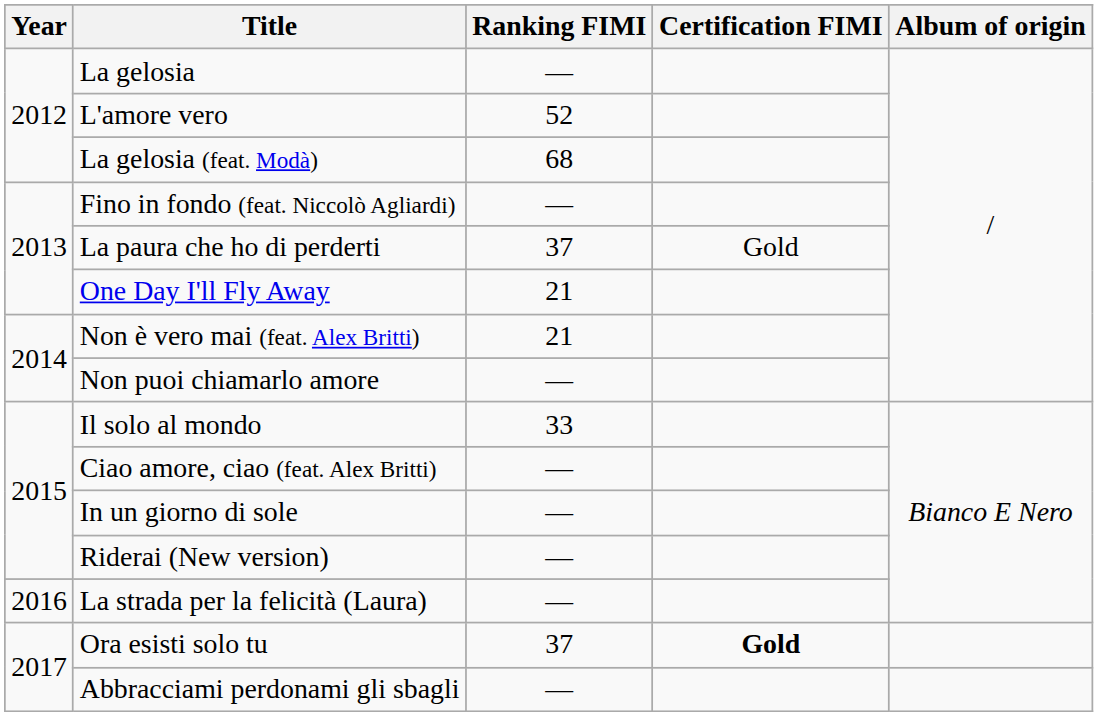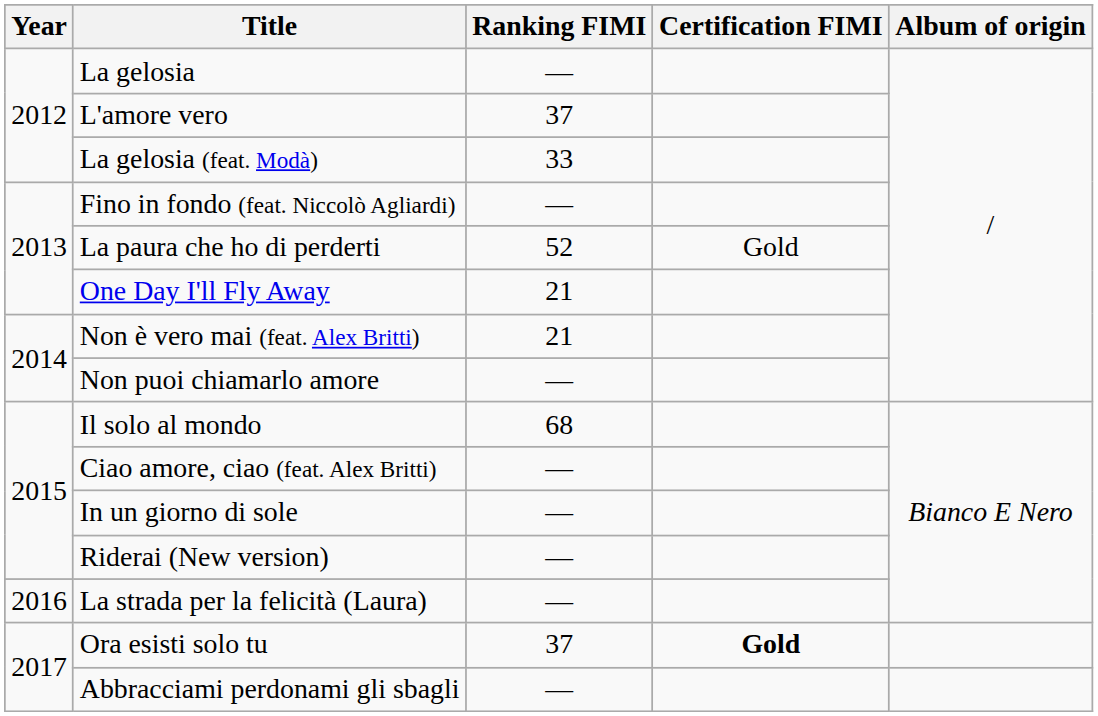(559, 114) 52 -> (559, 114) 37
(559, 159) 68 -> (559, 159) 33
(559, 247) 37 -> (559, 247) 52
(559, 423) 33 -> (559, 423) 68
